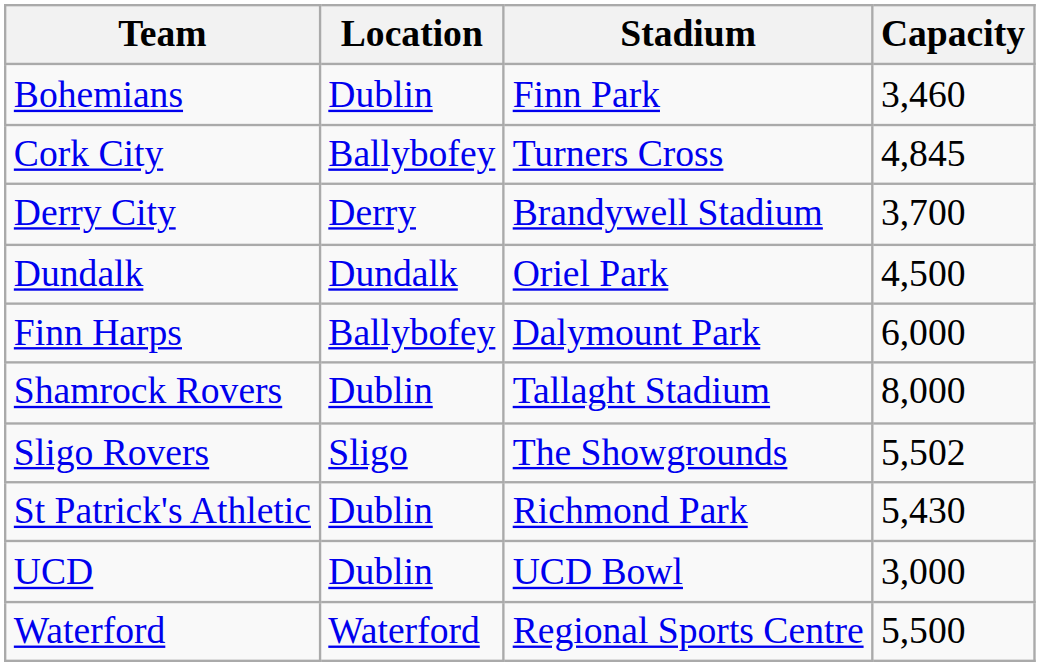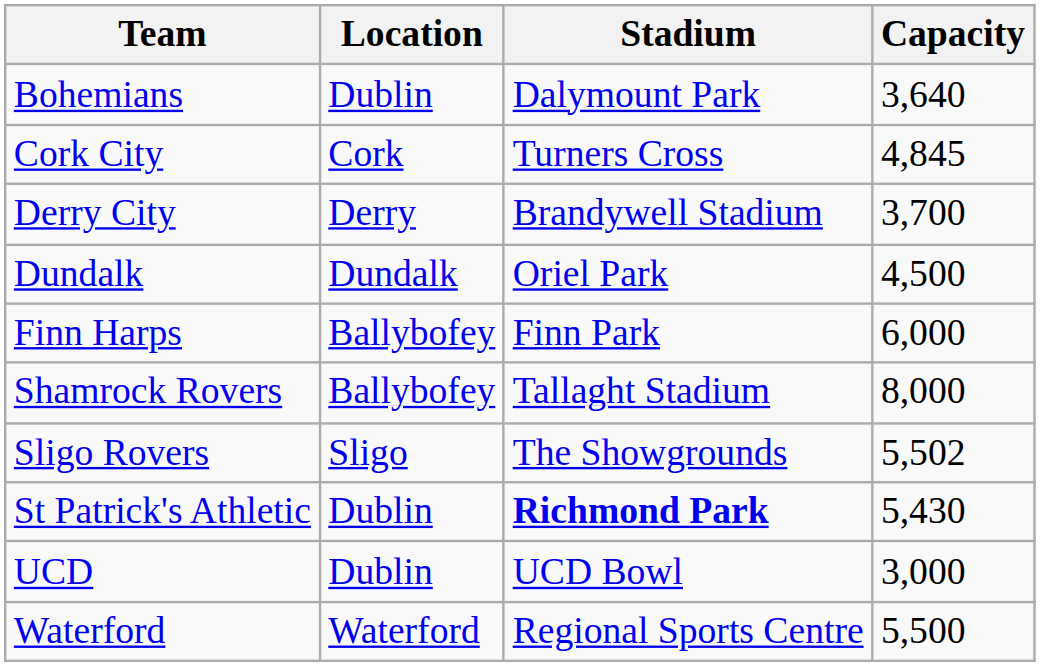(586, 93) Finn Park -> (636, 93) Dalymount Park
(923, 93) 3,460 -> (923, 93) 3,640
(412, 153) Ballybofey -> (366, 153) Cork
(636, 332) Dalymount Park -> (586, 332) Finn Park
(381, 392) Dublin -> (412, 392) Ballybofey
(630, 511) normal -> (641, 511) bold
